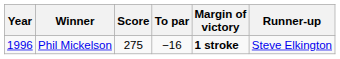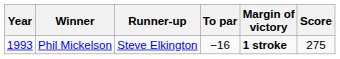columns swapped: (133, 20) <-> (292, 20)
(20, 45) 1996 -> (20, 45) 1993
